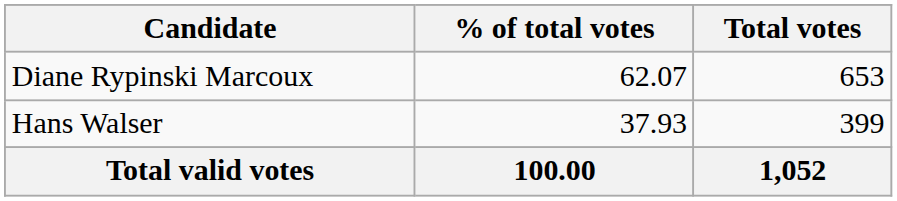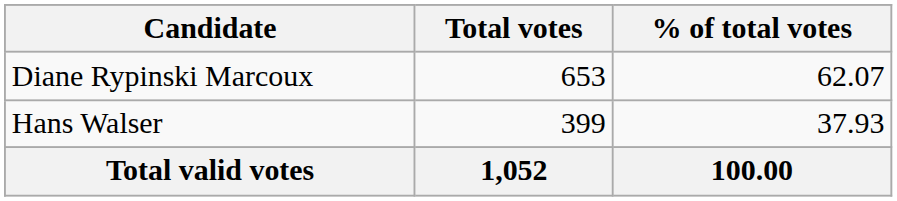columns swapped: (793, 28) <-> (555, 28)
